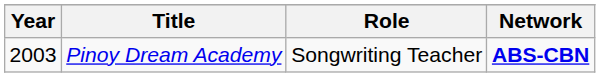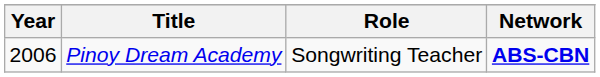(33, 54) 2003 -> (33, 54) 2006
